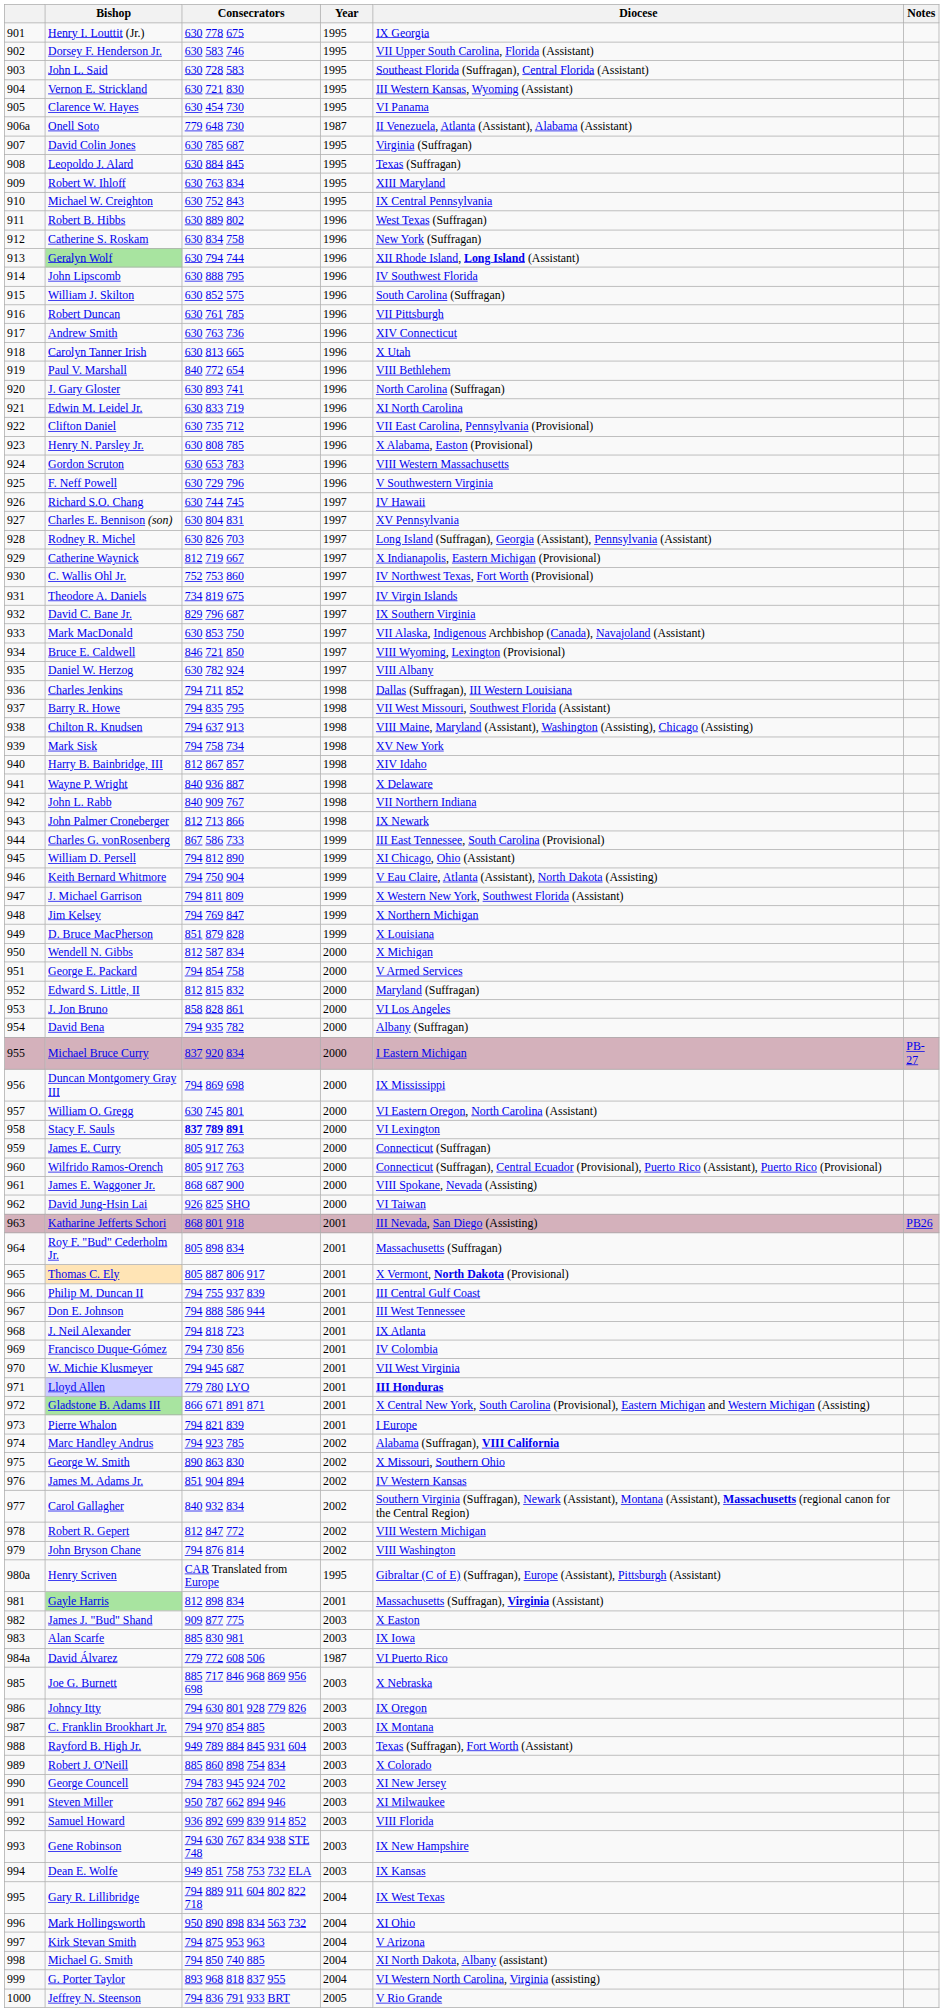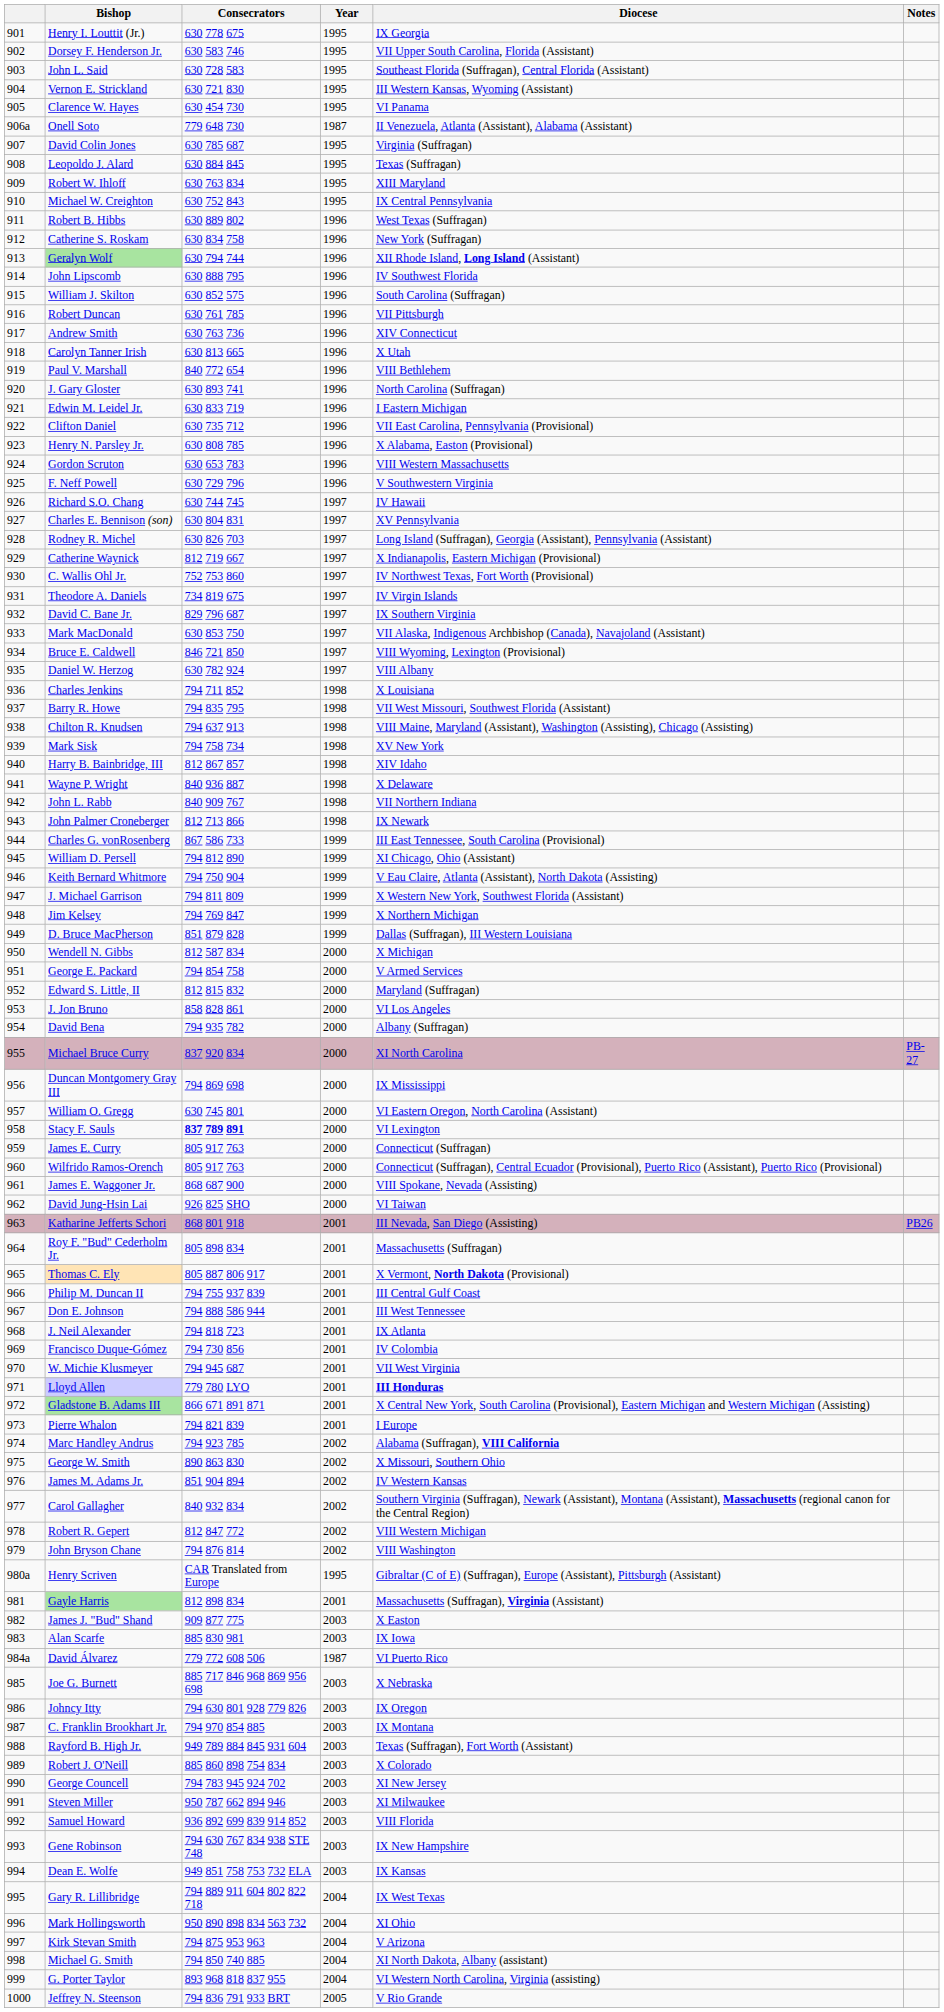(419, 408) XI North Carolina -> (421, 408) I Eastern Michigan
(474, 689) Dallas (Suffragan), III Western Louisiana -> (405, 689) X Louisiana
(405, 933) X Louisiana -> (474, 933) Dallas (Suffragan), III Western Louisiana
(421, 1053) I Eastern Michigan -> (419, 1053) XI North Carolina
